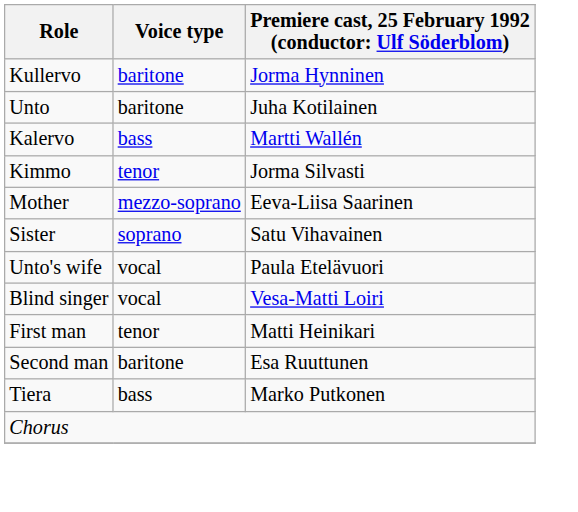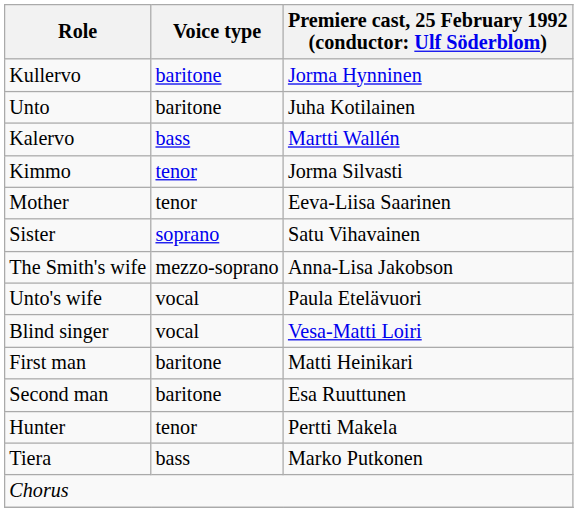(179, 203) mezzo-soprano -> (176, 203) tenor
+ row: (78, 266)
(138, 330) tenor -> (189, 362) baritone
+ row: (37, 426)
